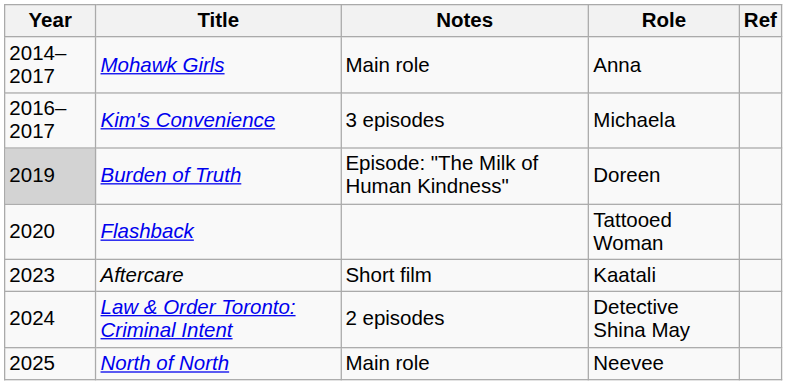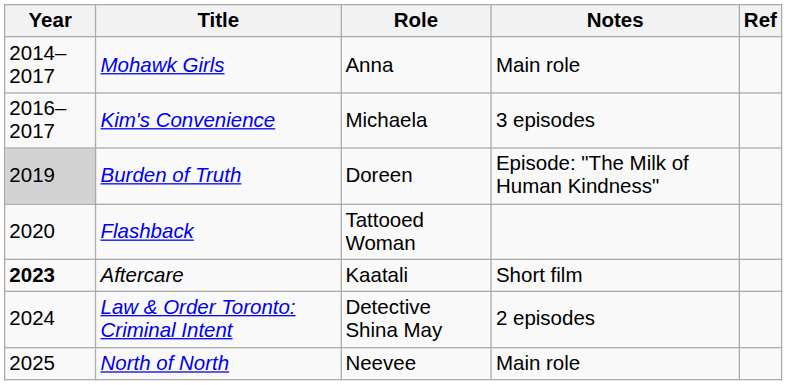columns swapped: (664, 20) <-> (465, 20)
(32, 275) normal -> (32, 275) bold
